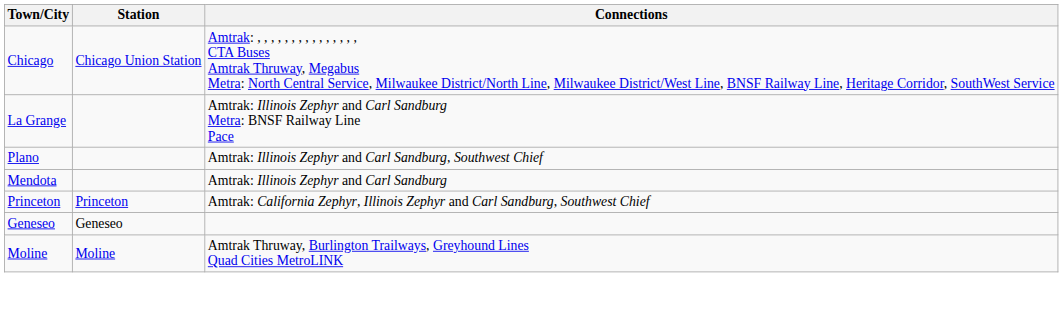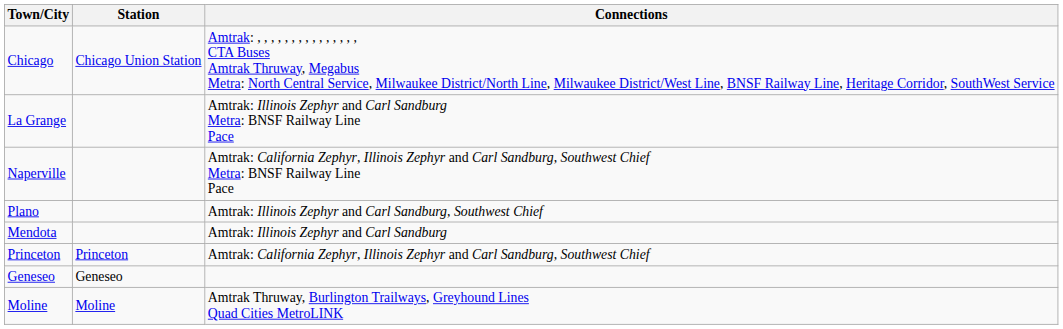+ row: (37, 173)
